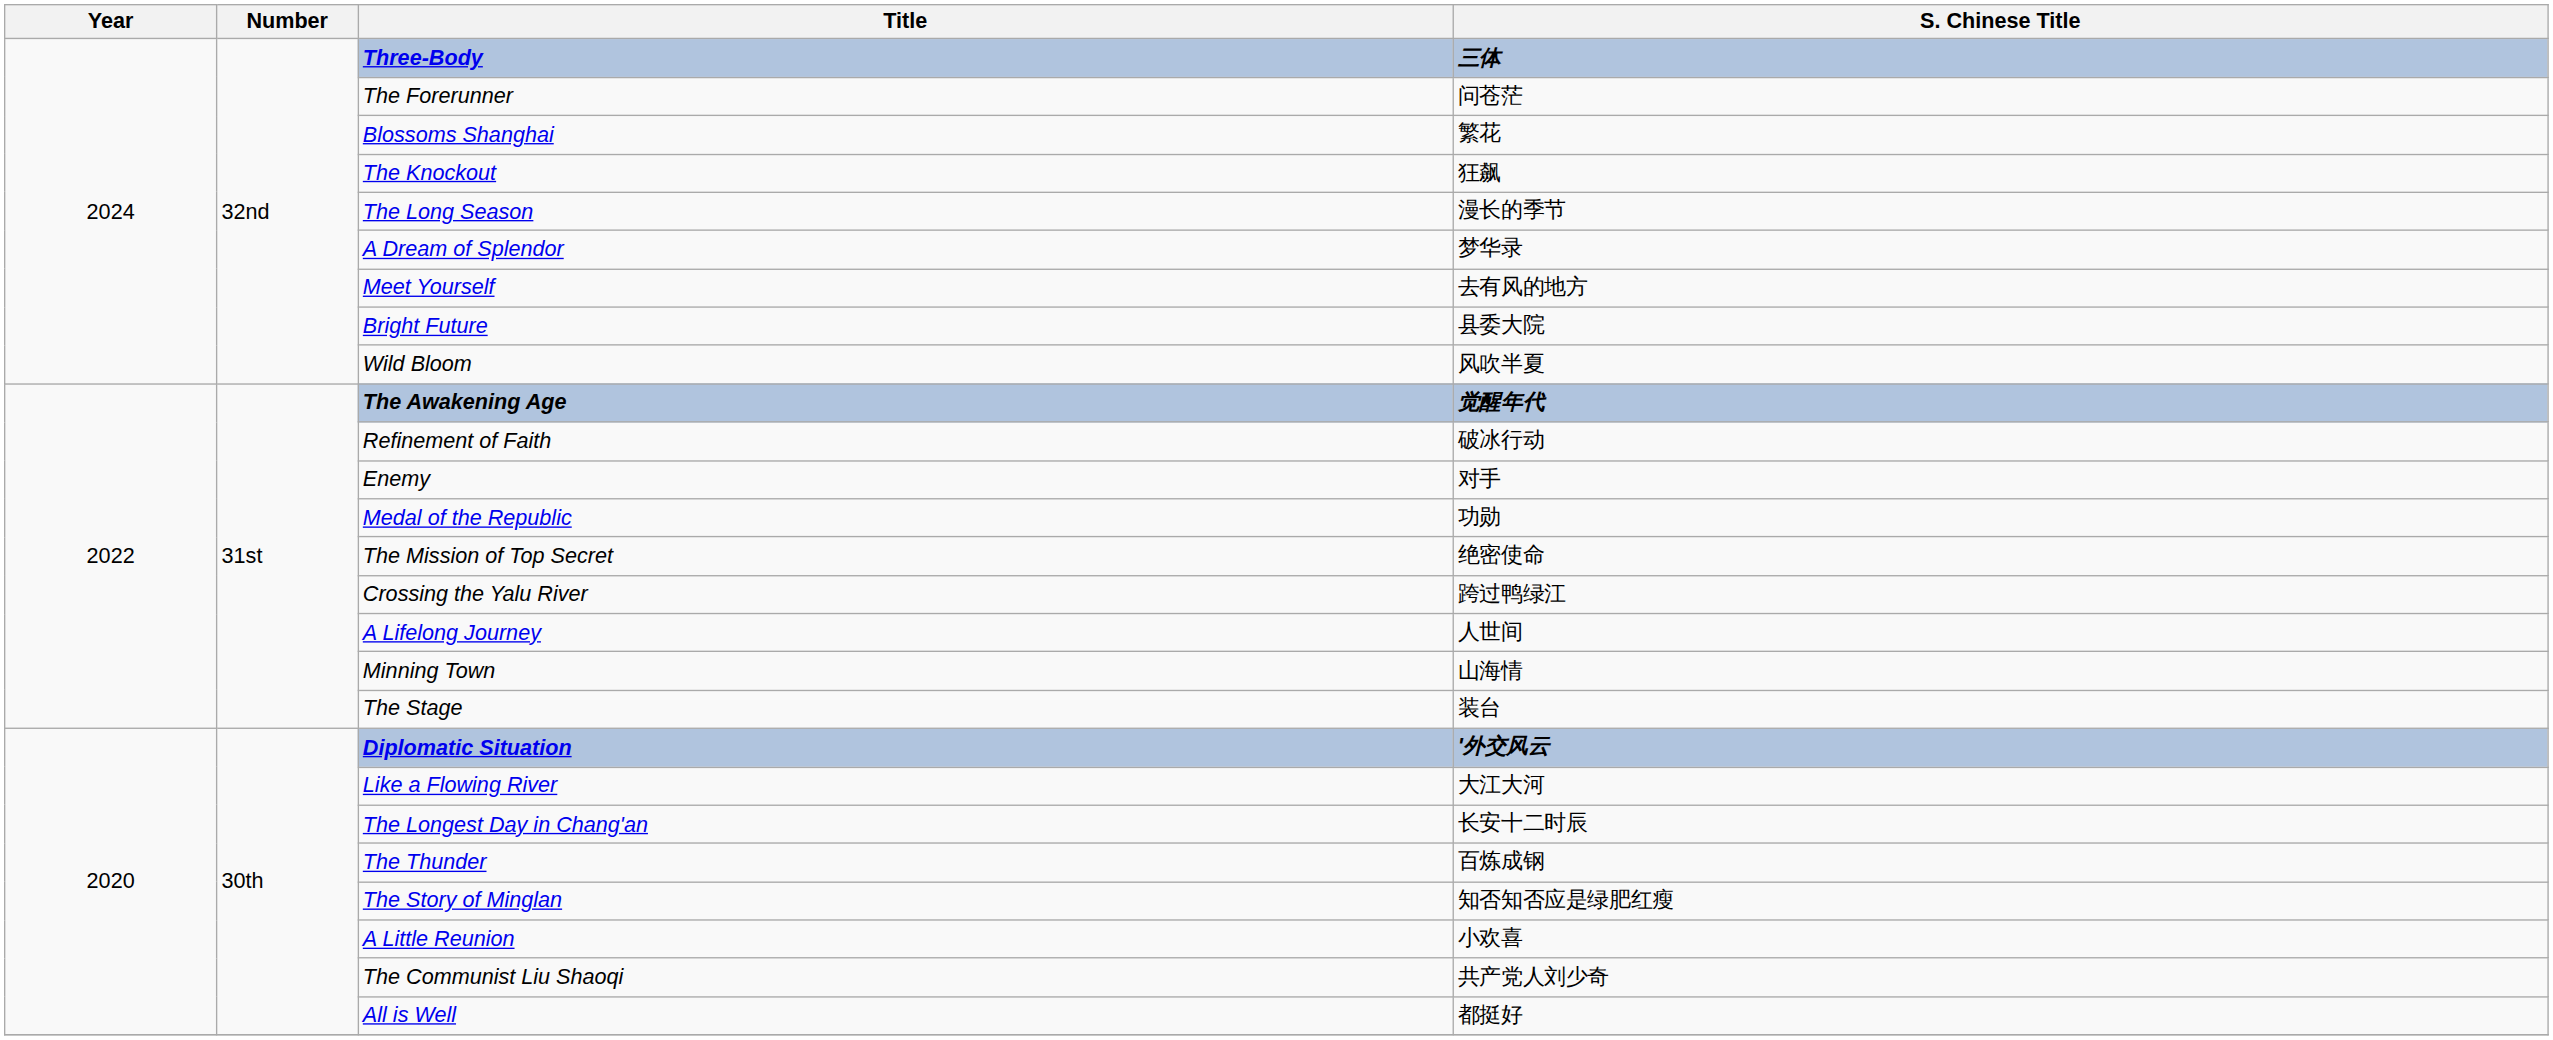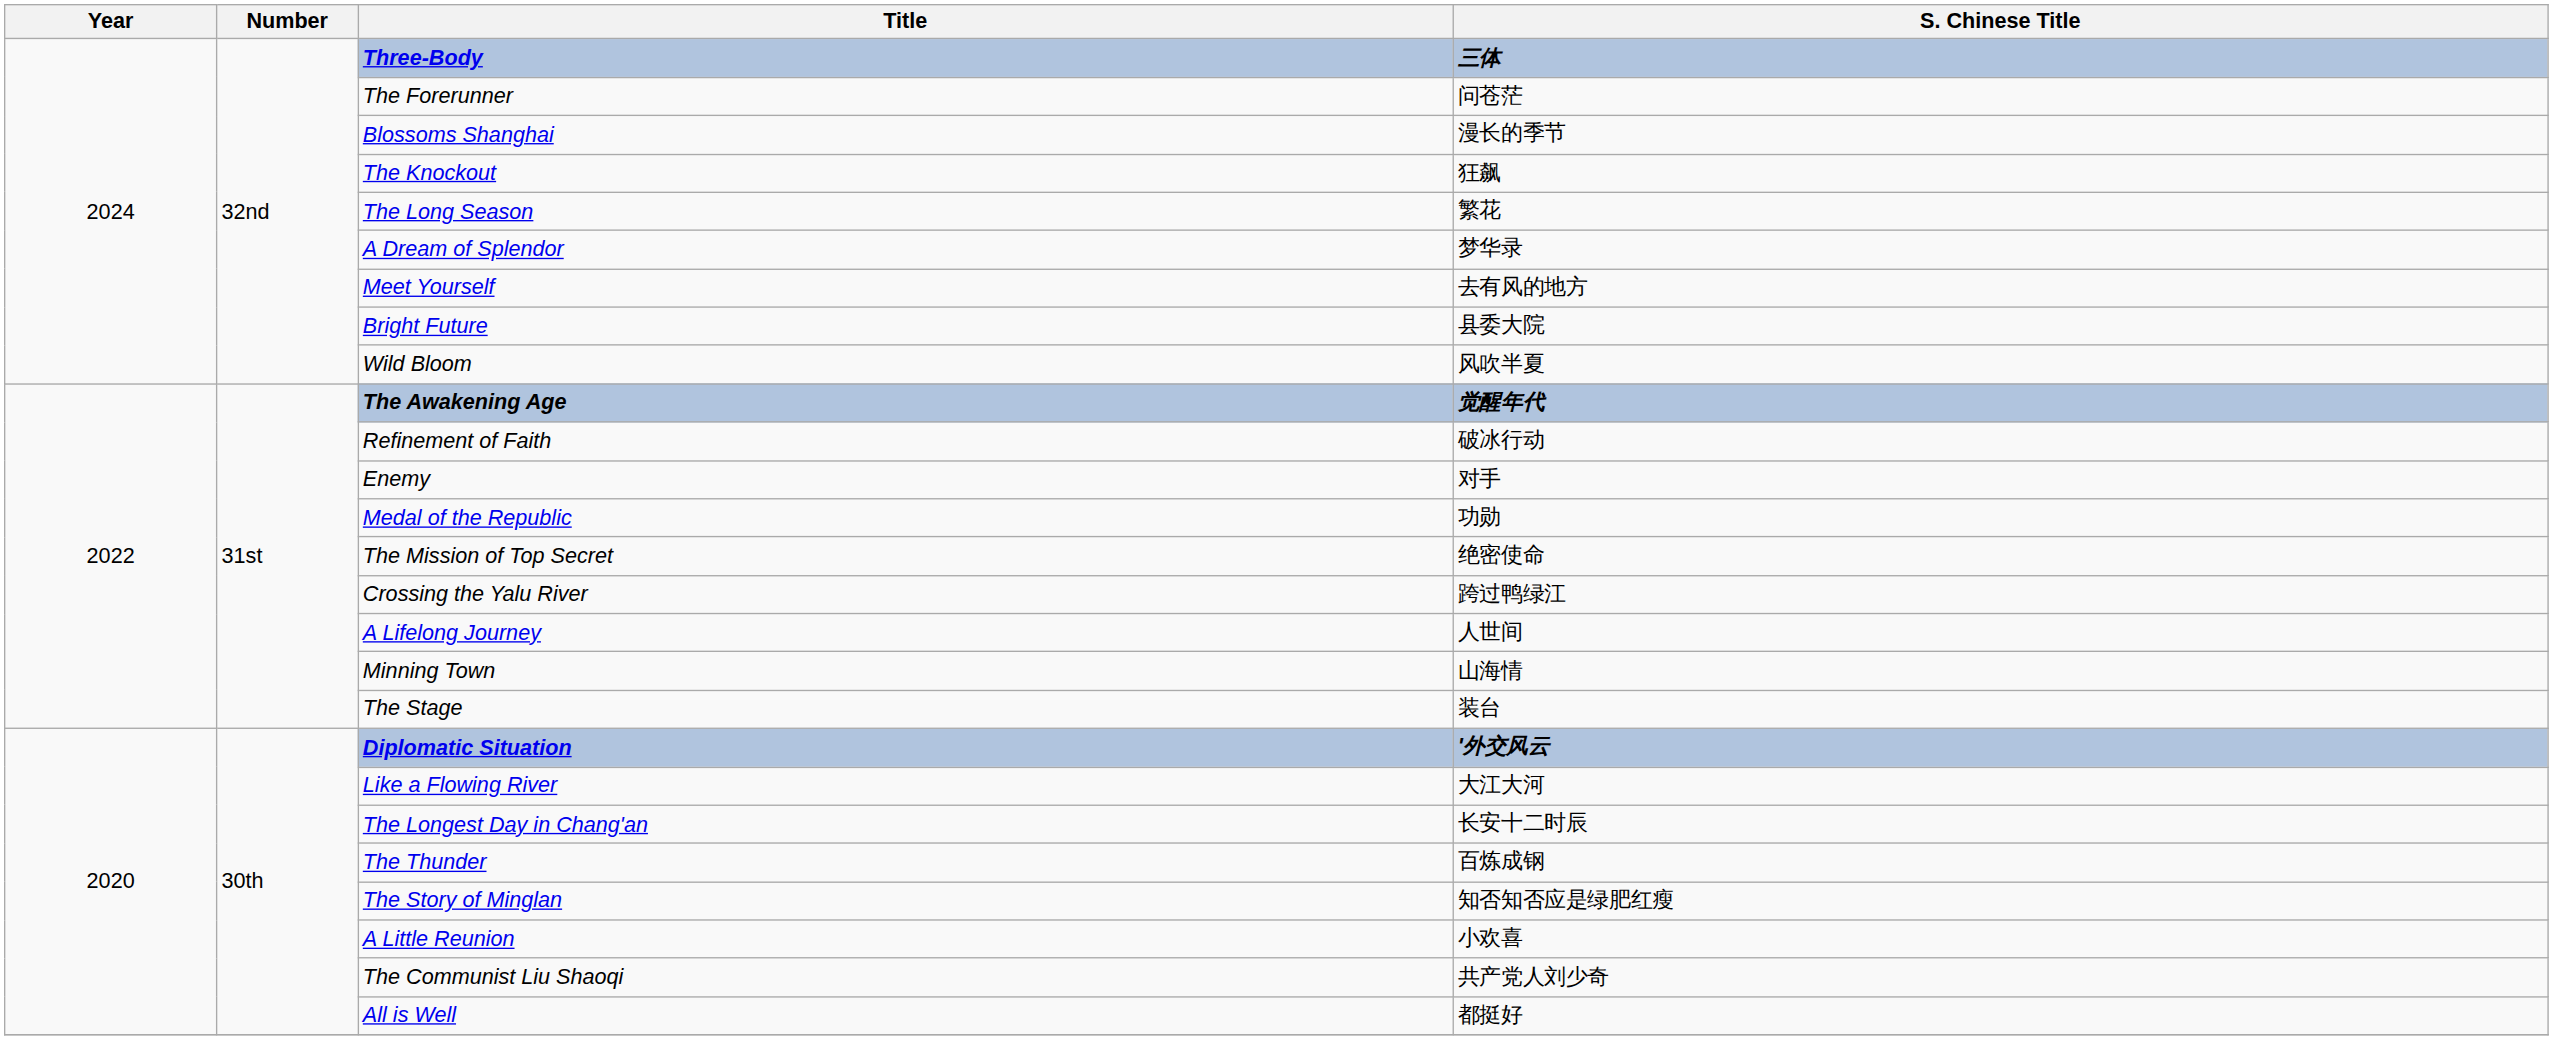(1479, 133) 繁花 -> (1512, 133) 漫长的季节
(1512, 210) 漫长的季节 -> (1479, 210) 繁花
